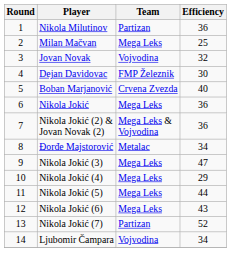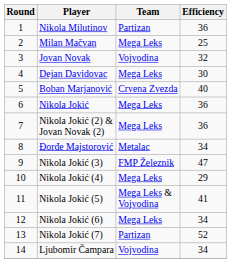(146, 74) FMP Železnik -> (140, 74) Mega Leks
(145, 126) Mega Leks & Vojvodina -> (140, 126) Mega Leks
(140, 162) Mega Leks -> (146, 162) FMP Železnik
(140, 193) Mega Leks -> (145, 198) Mega Leks & Vojvodina
(203, 193) 44 -> (203, 198) 41
(203, 208) 43 -> (203, 219) 34
